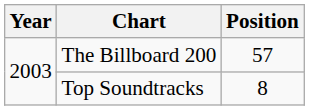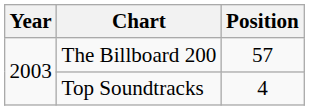(262, 88) 8 -> (262, 88) 4
